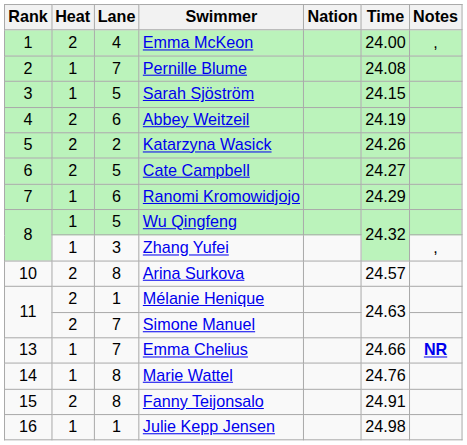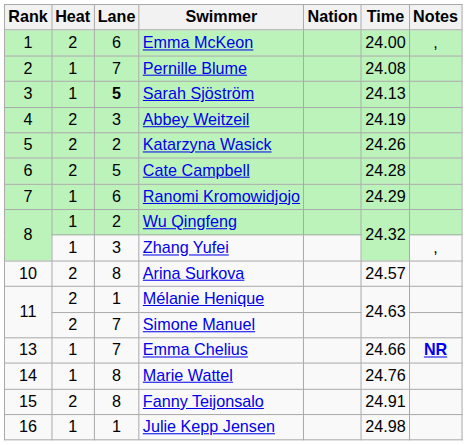(117, 42) 4 -> (117, 42) 6
(117, 94) normal -> (117, 94) bold
(385, 94) 24.15 -> (385, 94) 24.13
(117, 119) 6 -> (117, 119) 3
(385, 171) 24.27 -> (385, 171) 24.28
(117, 222) 5 -> (117, 222) 2
